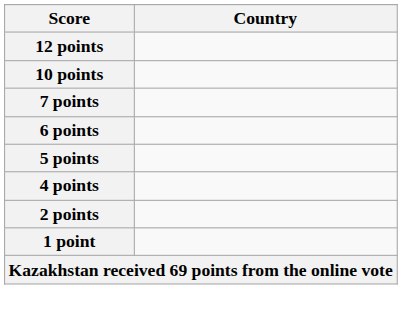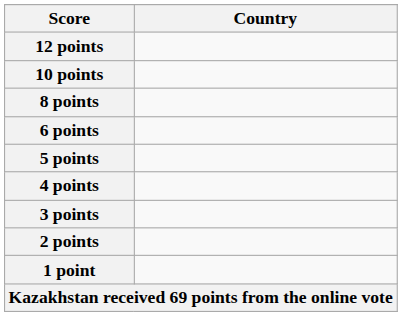+ row: (69, 102)
- row: (69, 102)
+ row: (69, 213)
